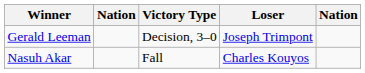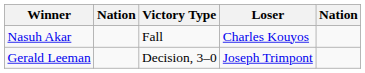rows swapped: (49, 36) <-> (39, 57)
